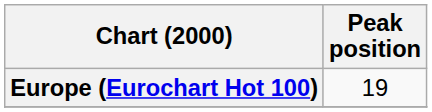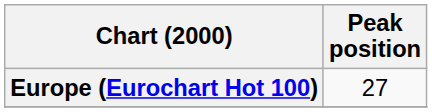(375, 87) 19 -> (375, 87) 27
